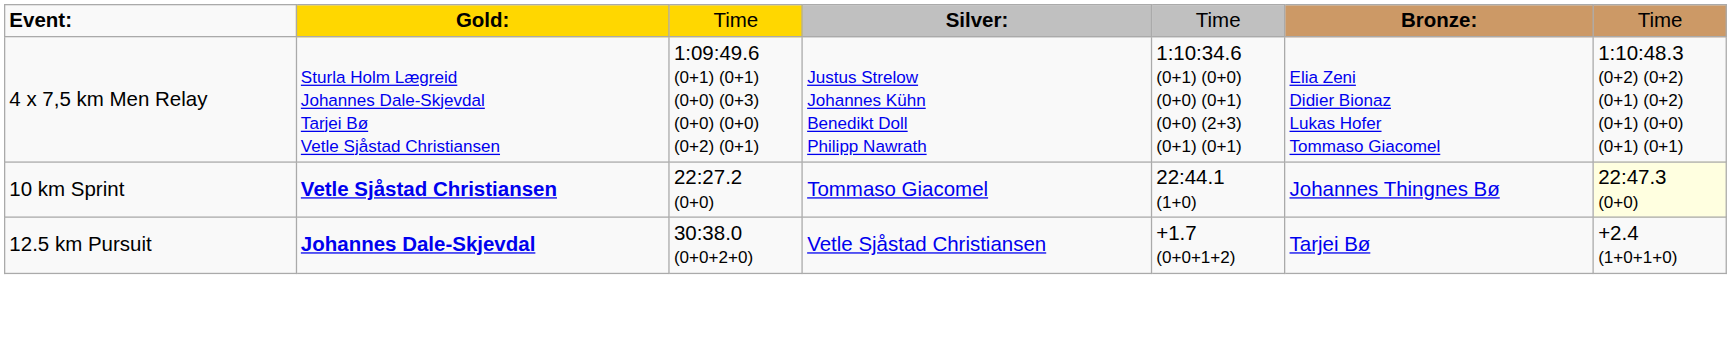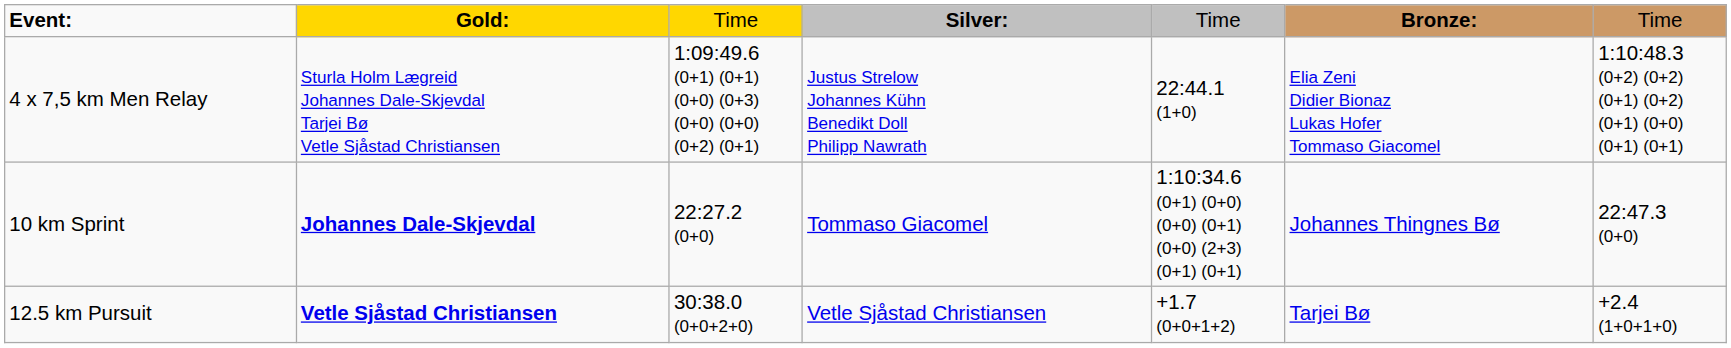(1199, 99) 1:10:34.6 (0+1) (0+0) (0+0) (0+1) (0+0) (2+3) (0+1) (0+1) -> (1190, 99) 22:44.1 (1+0)
(429, 189) Vetle Sjåstad Christiansen -> (418, 223) Johannes Dale-Skjevdal
(1190, 189) 22:44.1 (1+0) -> (1199, 223) 1:10:34.6 (0+1) (0+0) (0+0) (0+1) (0+0) (2+3) (0+1) (0+1)
(1632, 189) lightyellow background -> (1632, 223) no background
(418, 244) Johannes Dale-Skjevdal -> (429, 314) Vetle Sjåstad Christiansen
